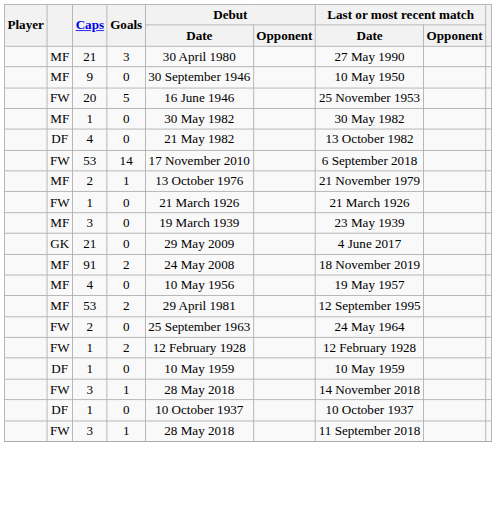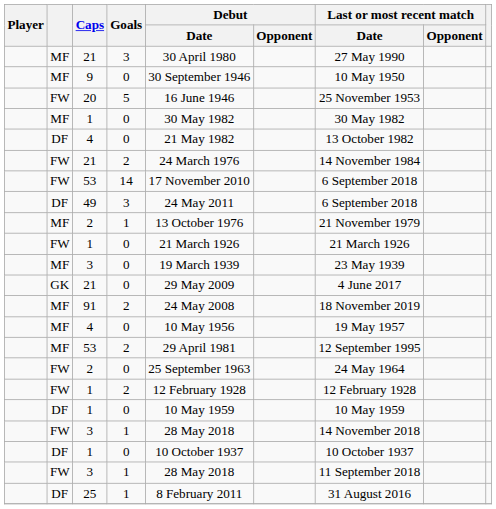+ row: (60, 160)
+ row: (60, 202)
+ row: (60, 493)
